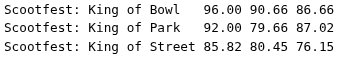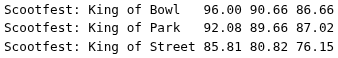(223, 28) 92.00 -> (223, 28) 92.08
(269, 28) 79.66 -> (269, 28) 89.66
(223, 47) 85.82 -> (223, 47) 85.81
(269, 47) 80.45 -> (269, 47) 80.82
